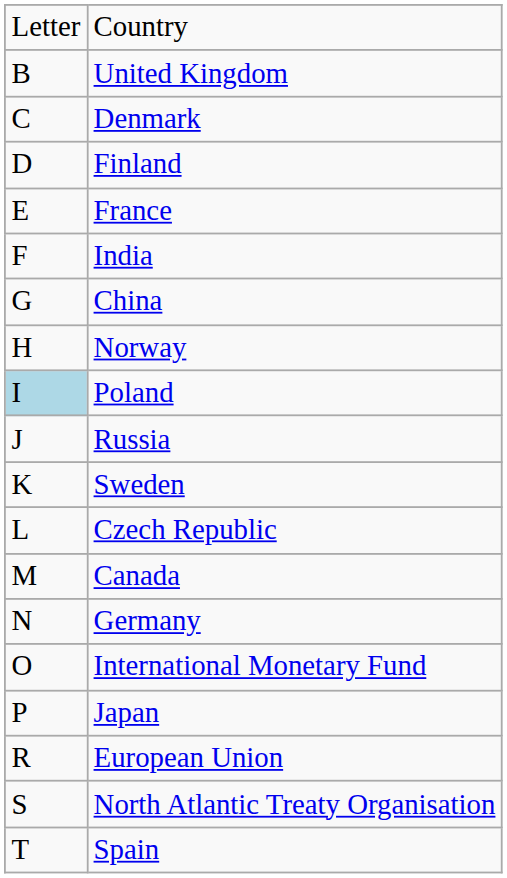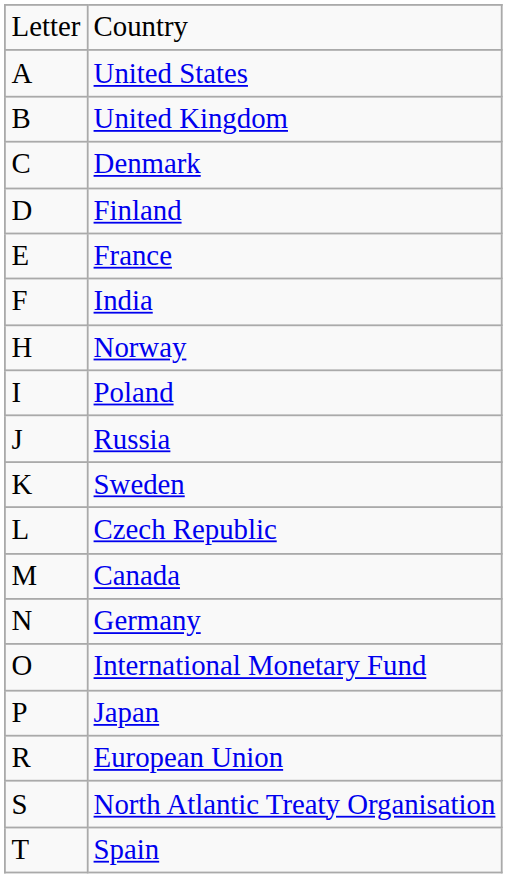+ row: (171, 73)
- row: (128, 301)
(16, 392) lightblue background -> (16, 392) no background
